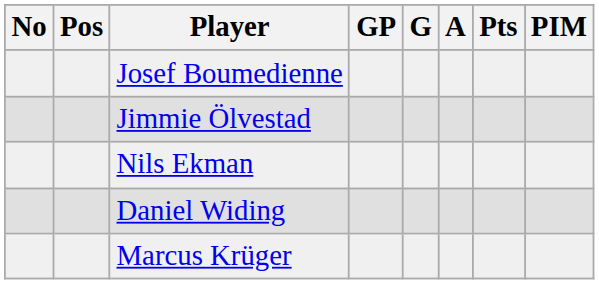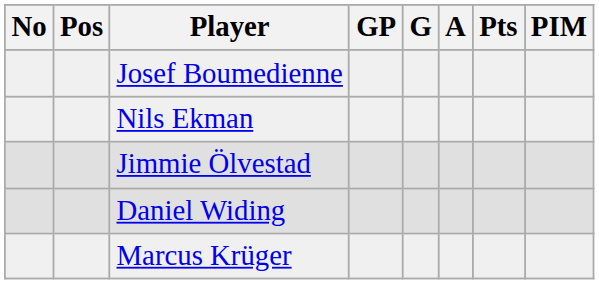rows swapped: (214, 118) <-> (185, 164)
